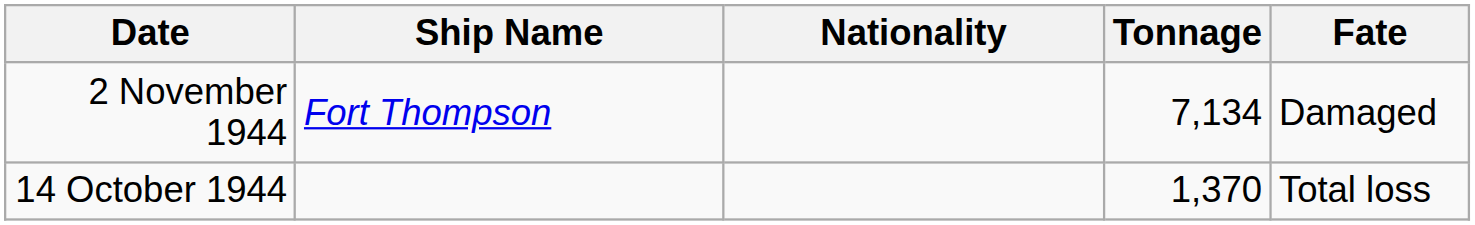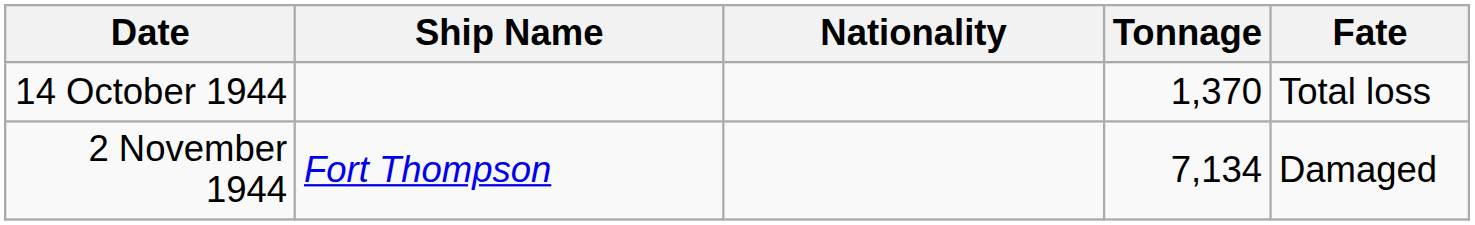rows swapped: (151, 190) <-> (188, 111)
